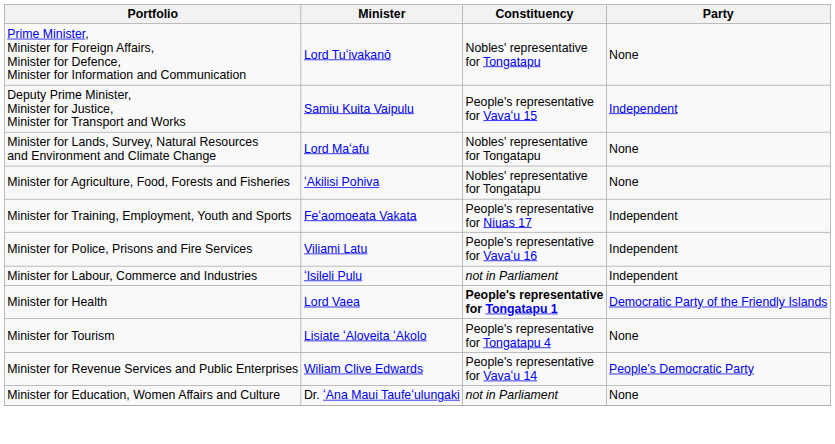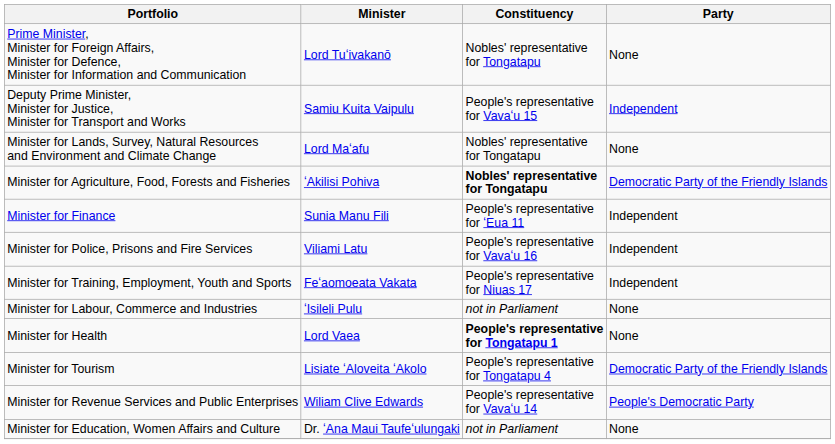(527, 182) normal -> (531, 182) bold
(624, 182) None -> (718, 182) Democratic Party of the Friendly Islands
+ row: (61, 215)
rows swapped: (149, 215) <-> (130, 249)
(643, 275) Independent -> (624, 309) None
(718, 302) Democratic Party of the Friendly Islands -> (624, 335) None
(624, 335) None -> (718, 369) Democratic Party of the Friendly Islands
